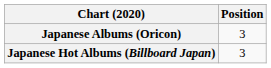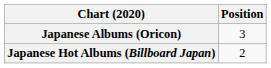(242, 53) 3 -> (242, 53) 2
